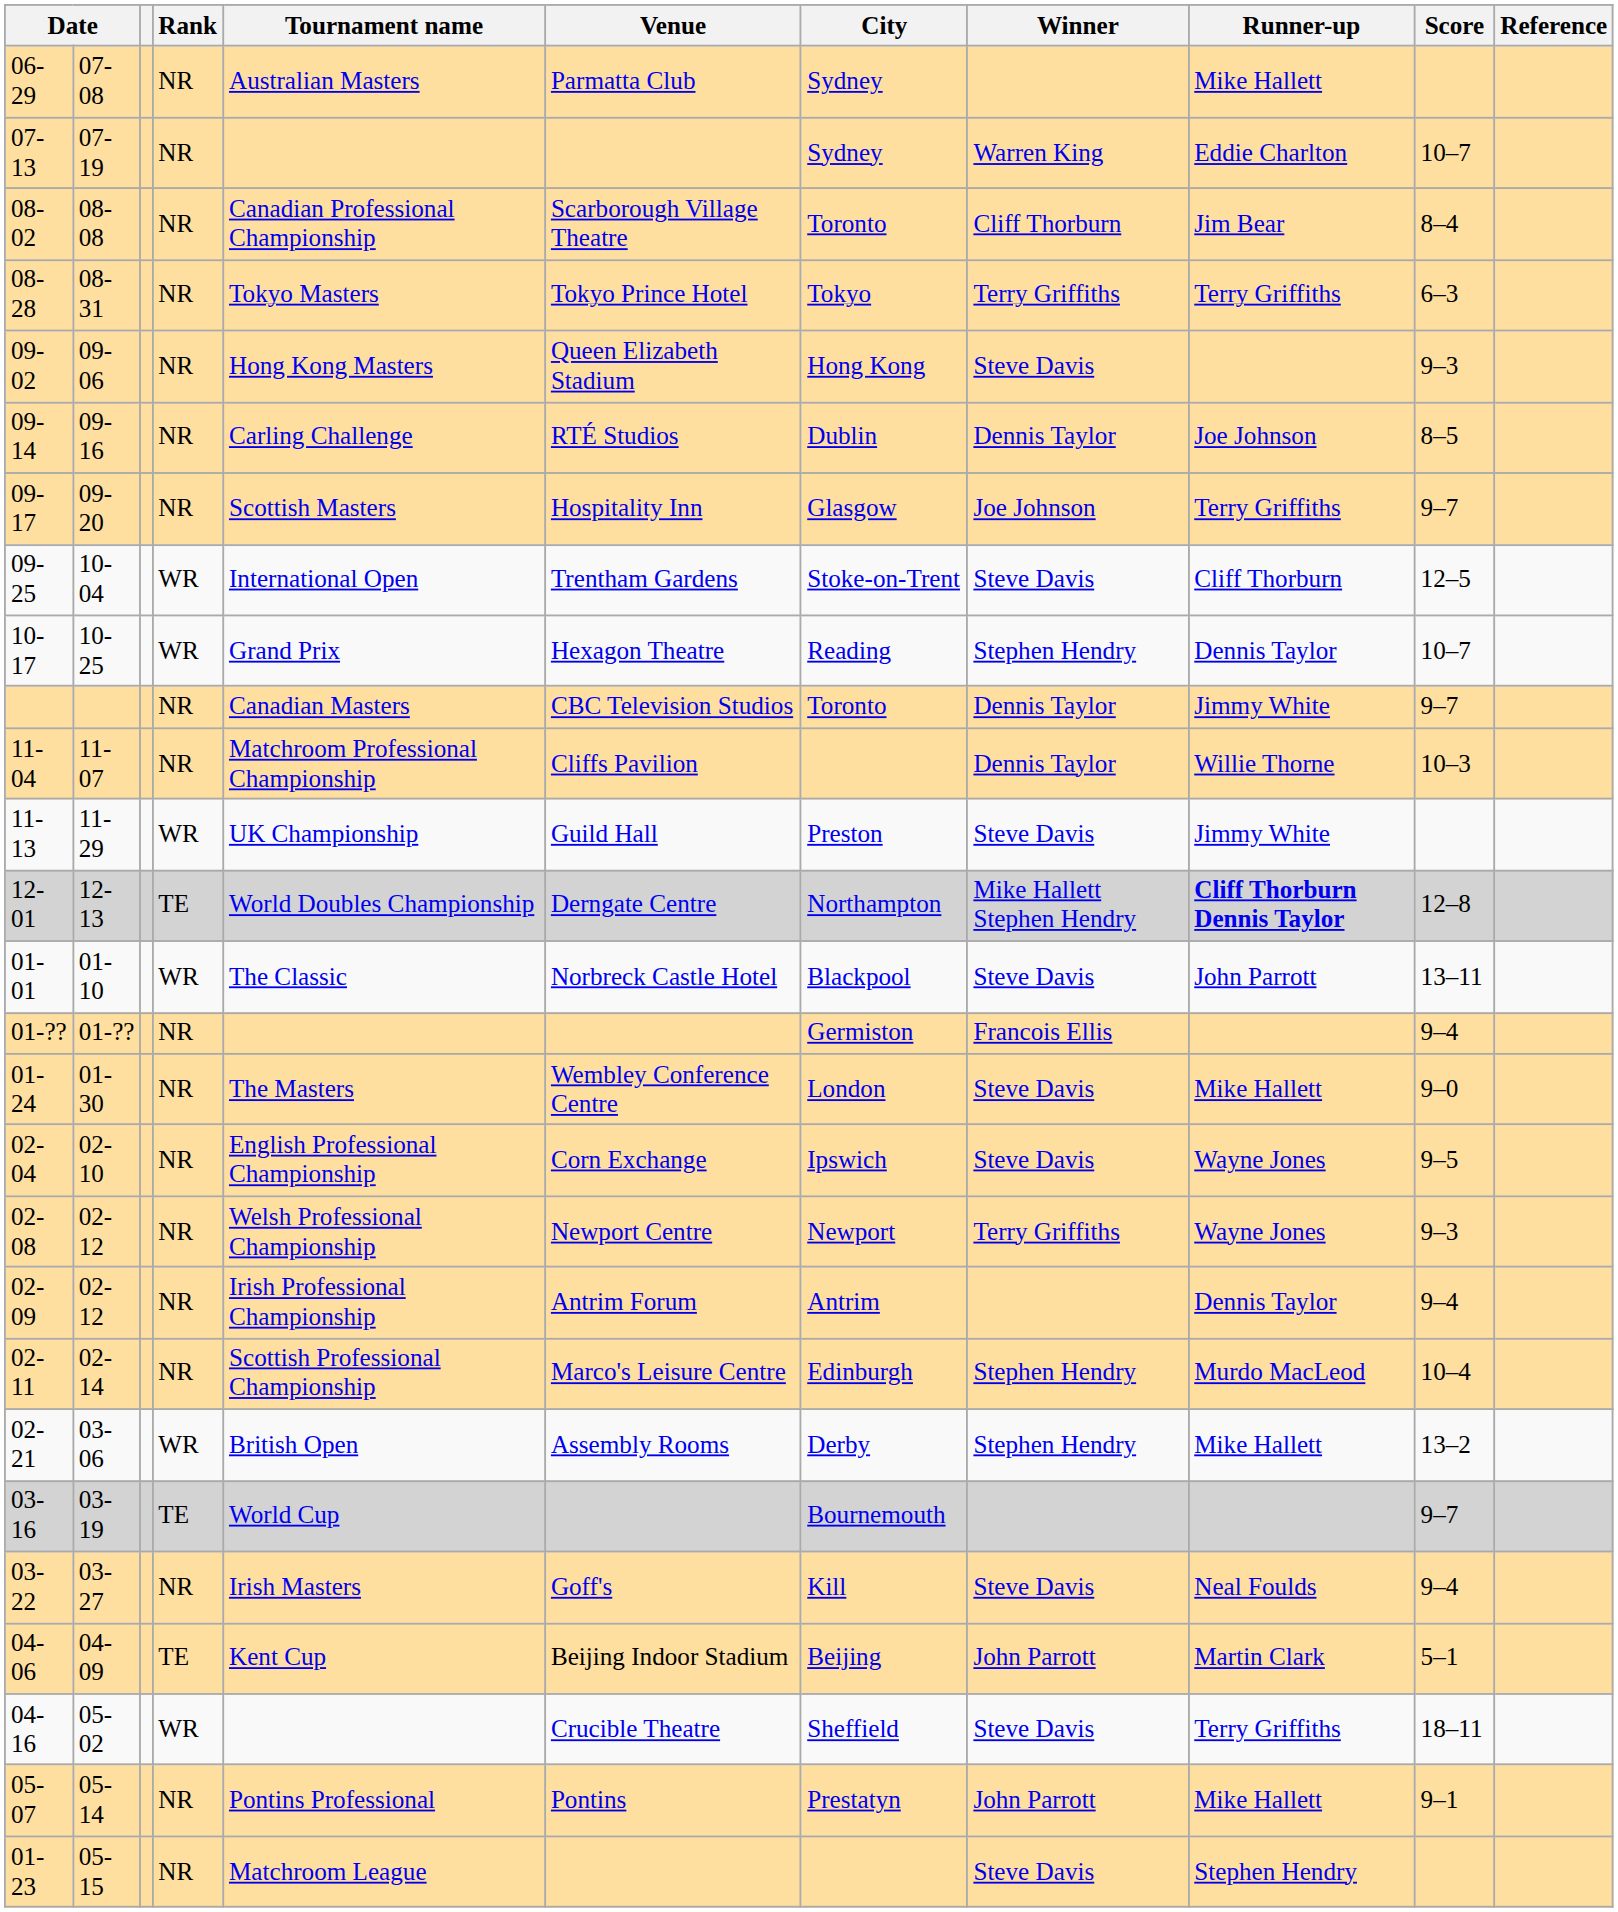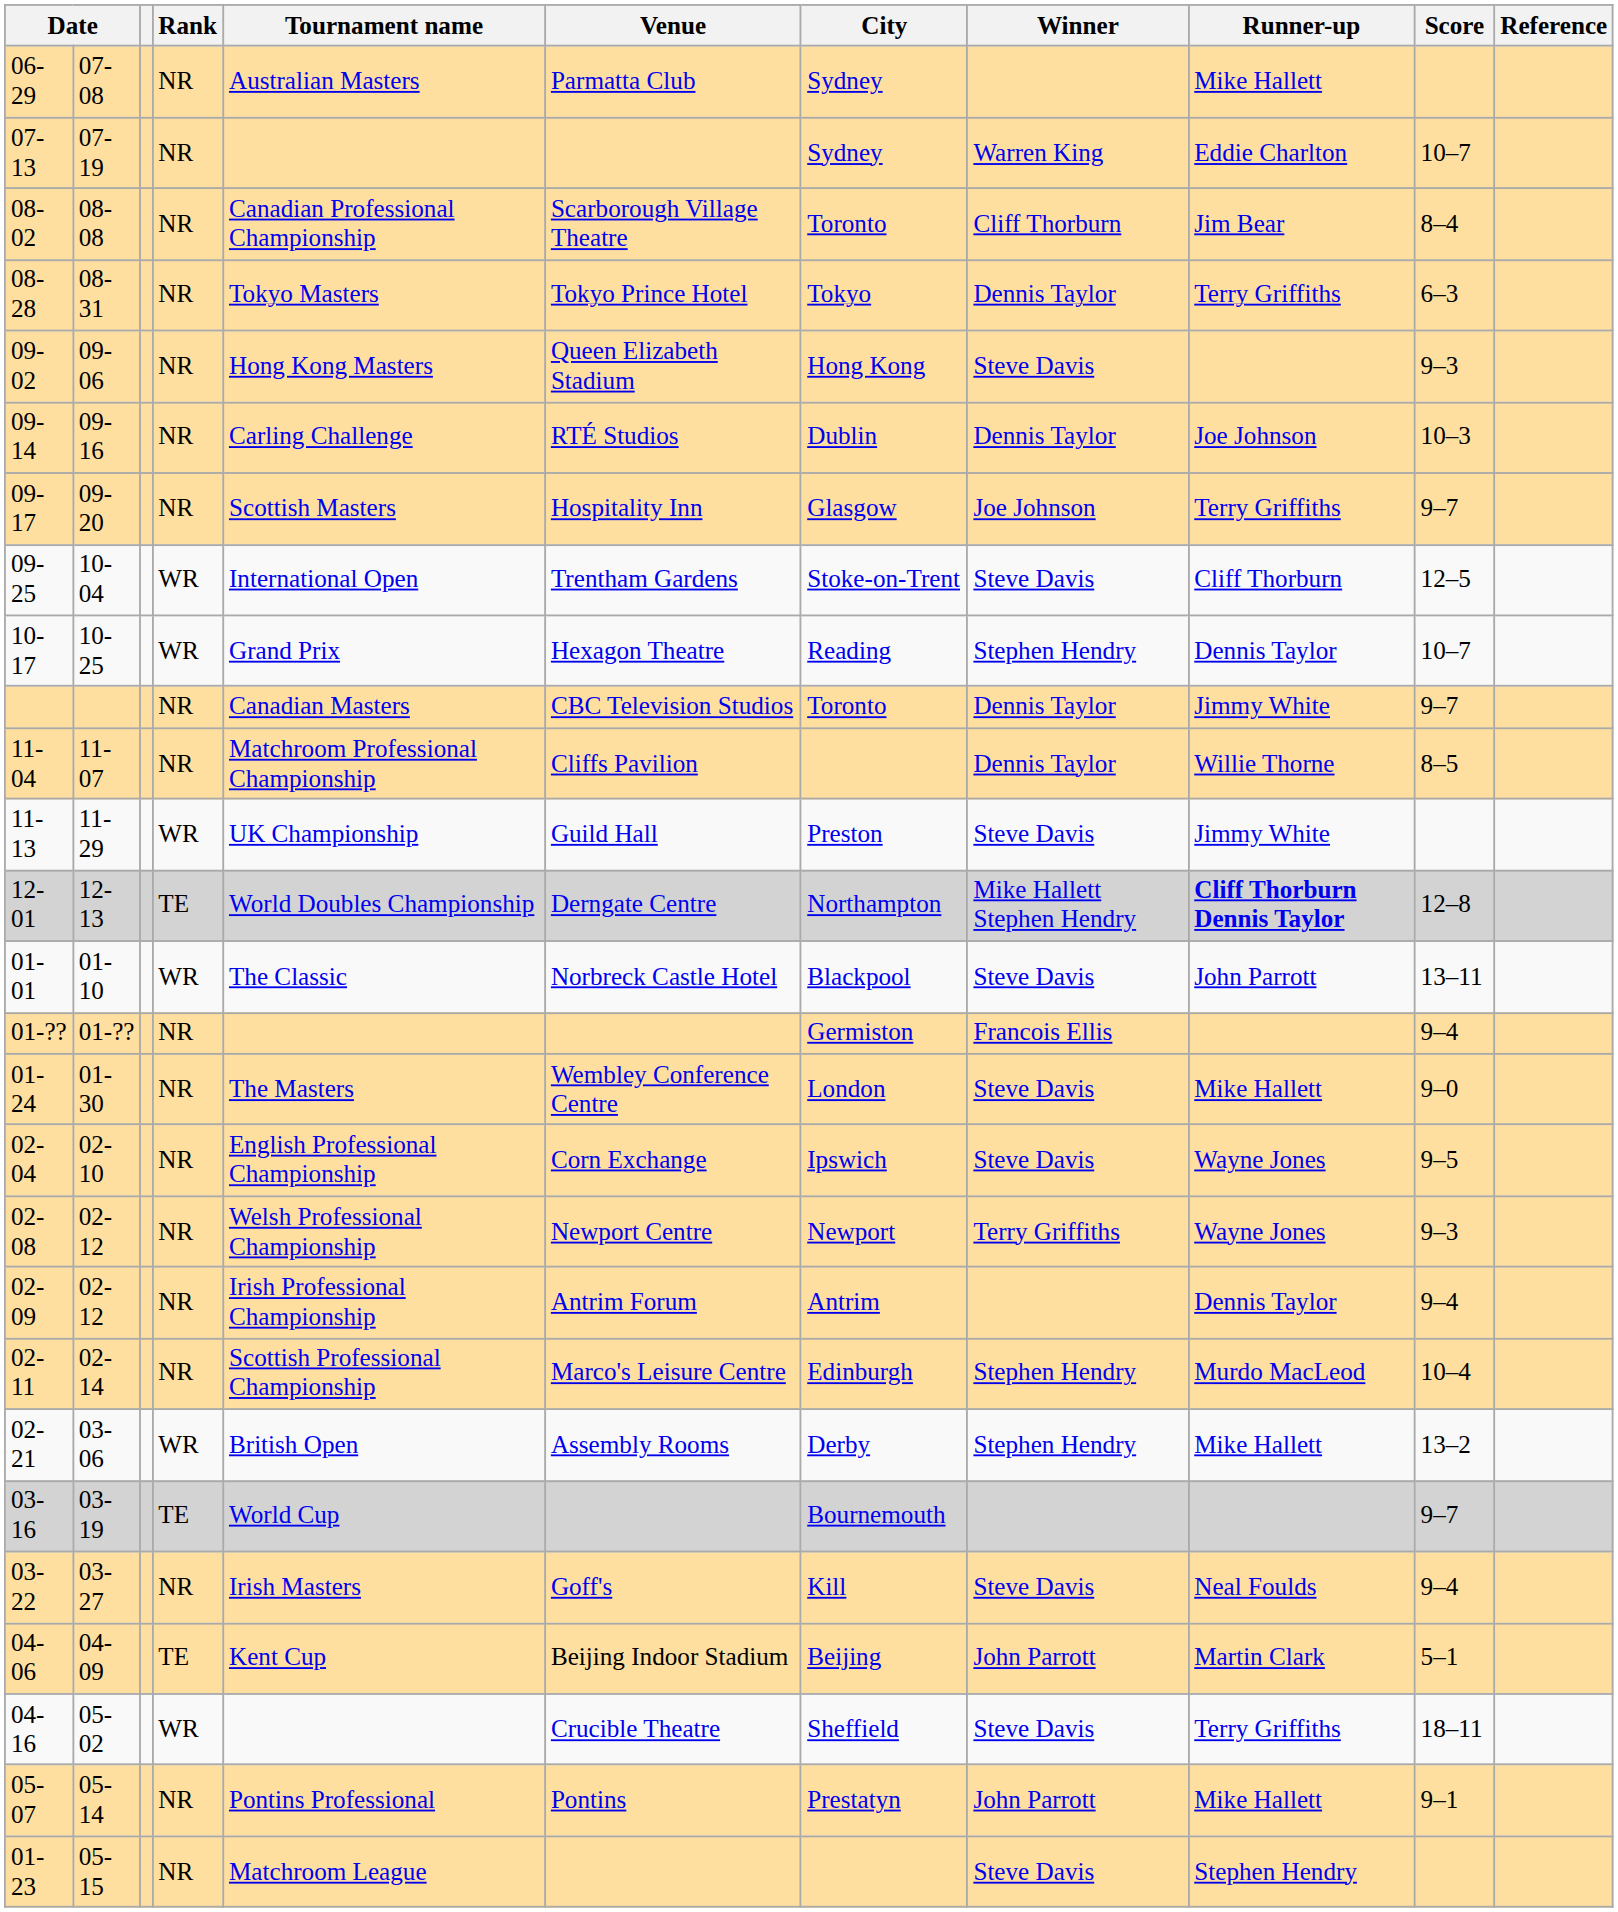(1047, 294) Terry Griffiths -> (1045, 294) Dennis Taylor
(1439, 436) 8–5 -> (1446, 436) 10–3
(1446, 762) 10–3 -> (1439, 762) 8–5
